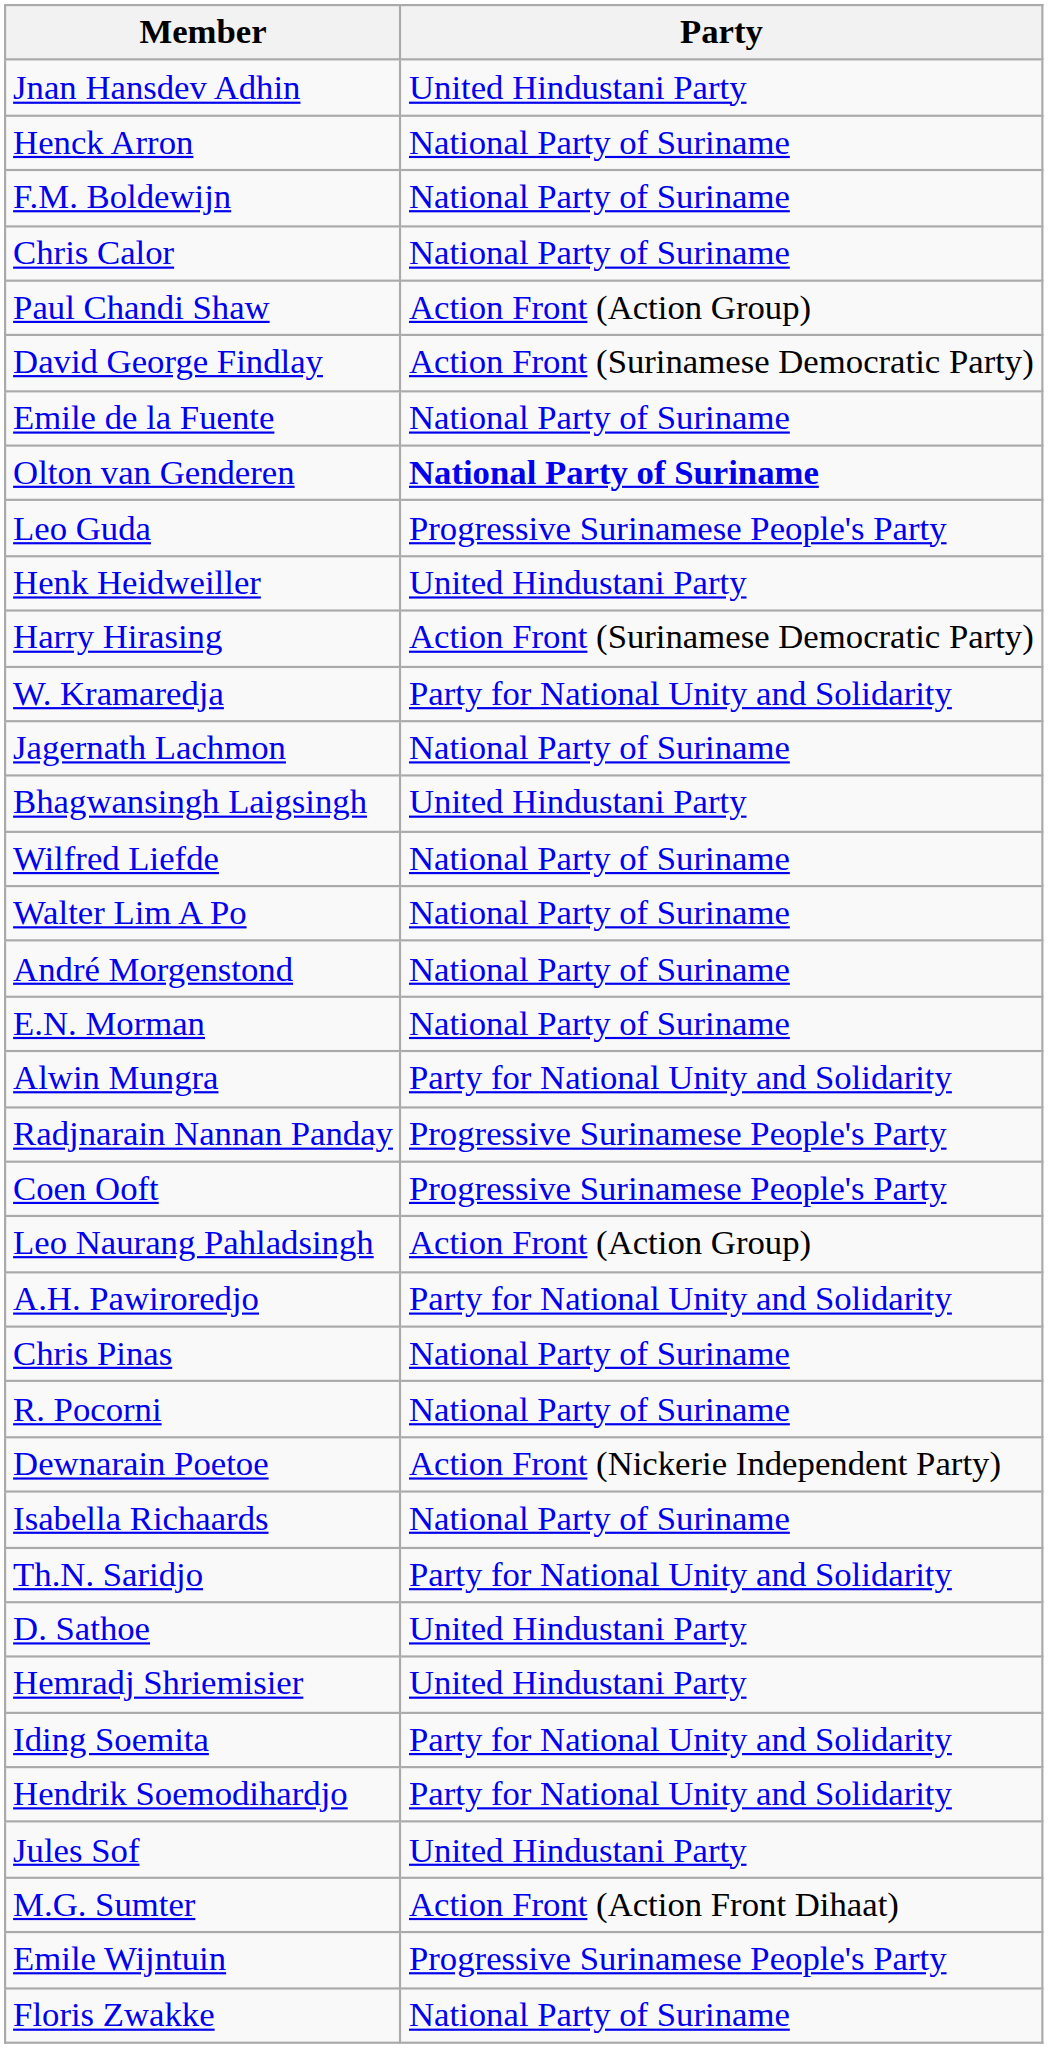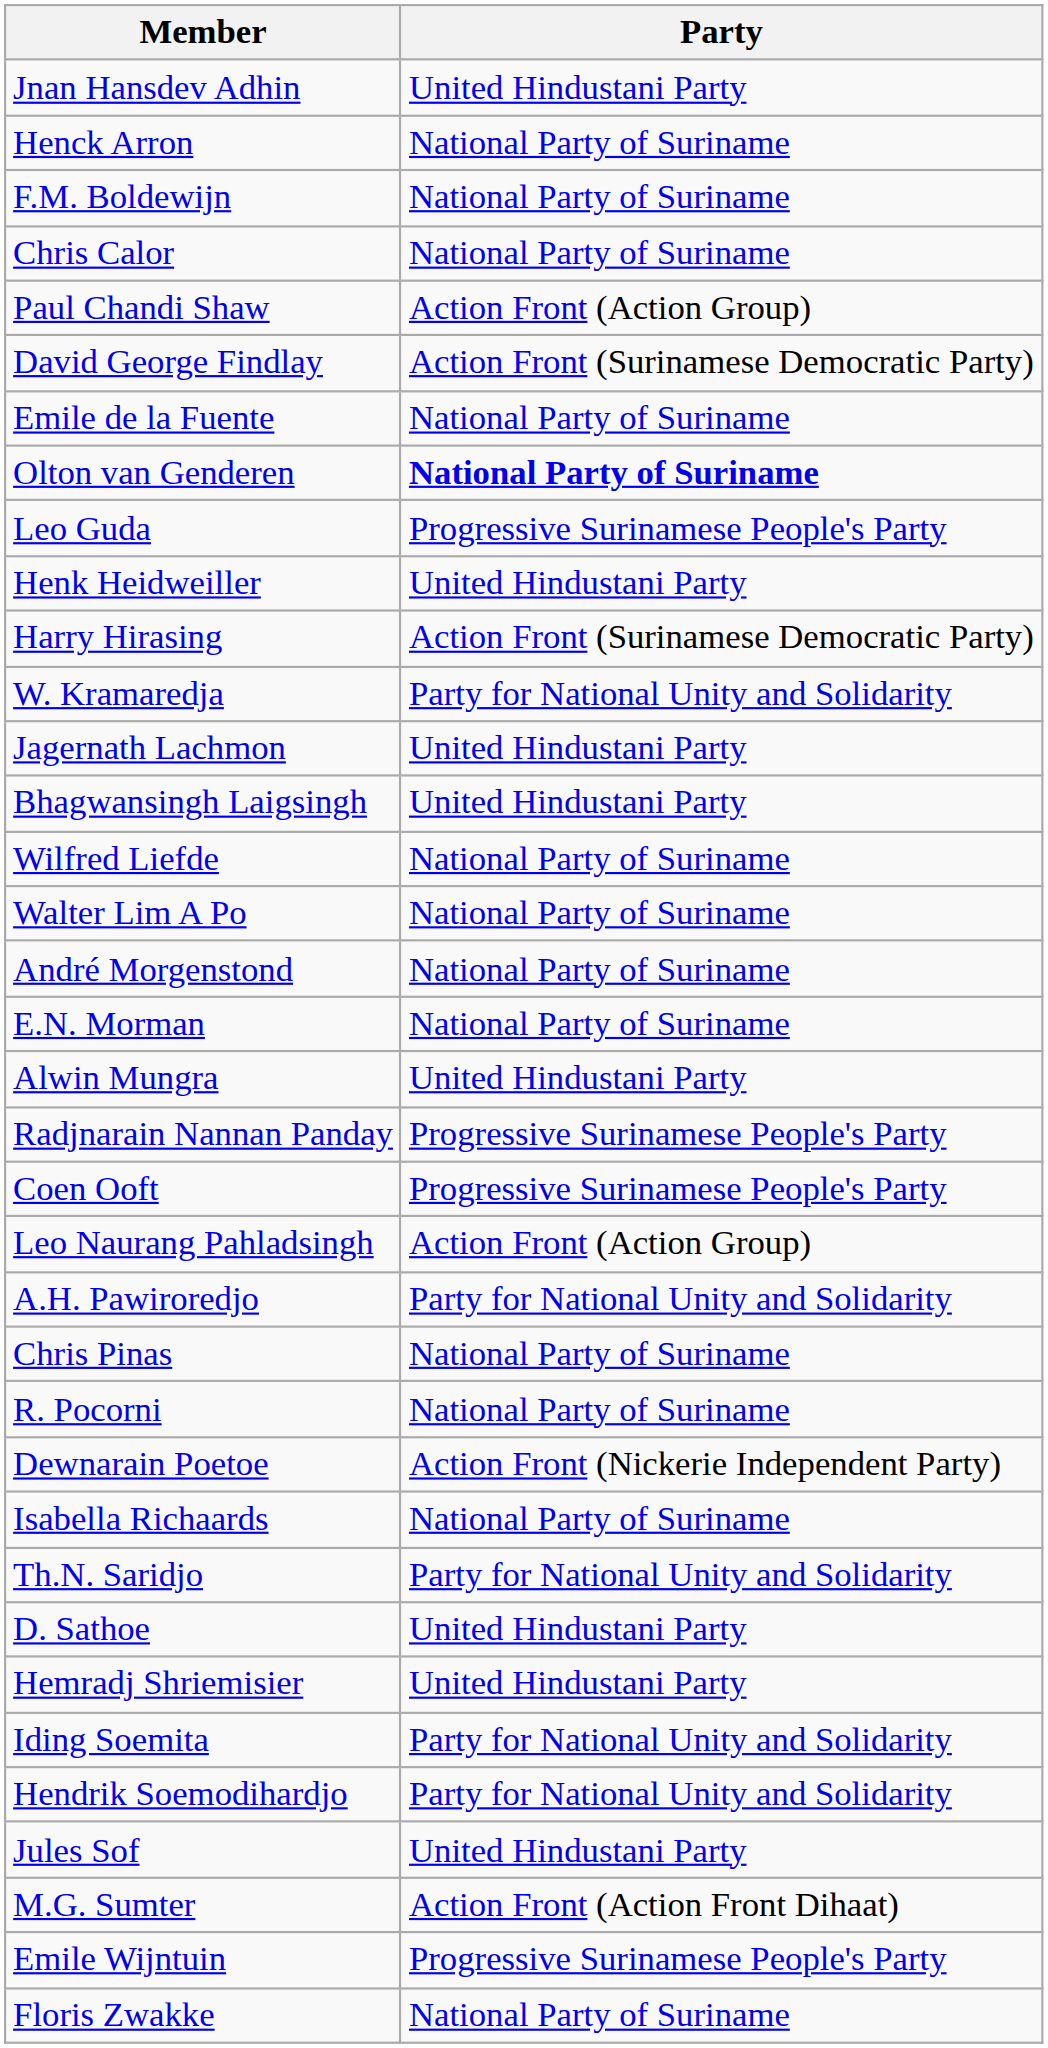(599, 747) National Party of Suriname -> (578, 747) United Hindustani Party
(680, 1078) Party for National Unity and Solidarity -> (578, 1078) United Hindustani Party
